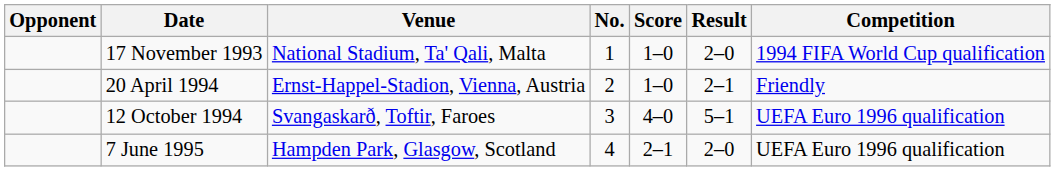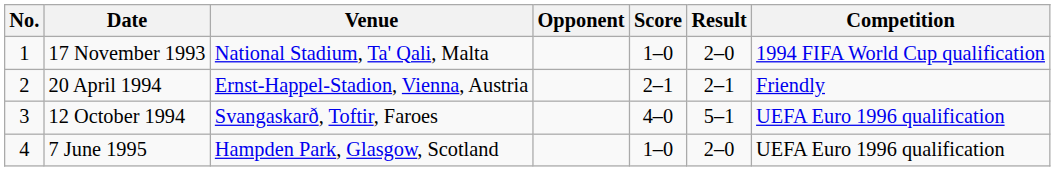columns swapped: (610, 20) <-> (53, 20)
(658, 85) 1–0 -> (658, 85) 2–1
(658, 149) 2–1 -> (658, 149) 1–0
